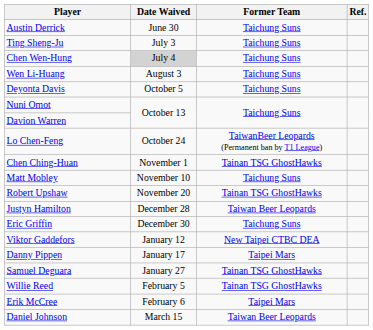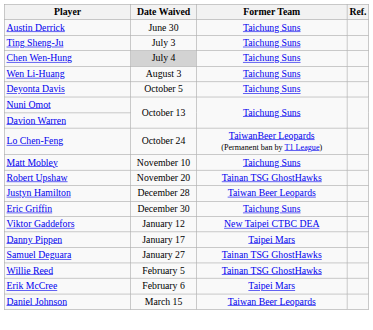- row: (42, 162)
